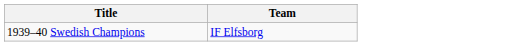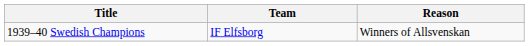+ column: (441, 13)
